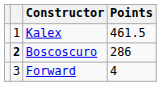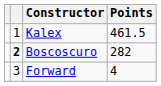(121, 53) 286 -> (121, 53) 282
